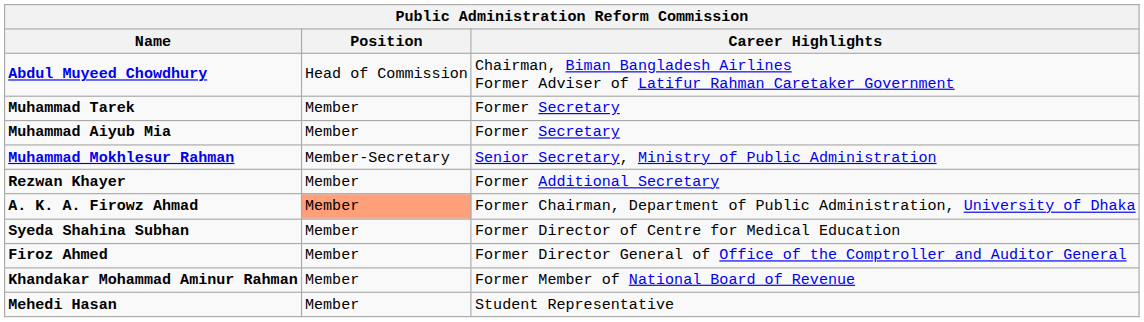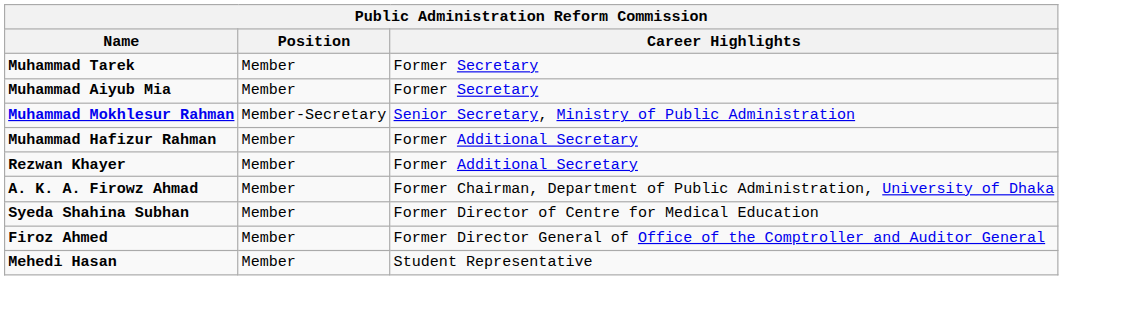- row: (108, 75)
+ row: (112, 140)
(332, 206) lightsalmon background -> (269, 189) no background
- row: (153, 280)
